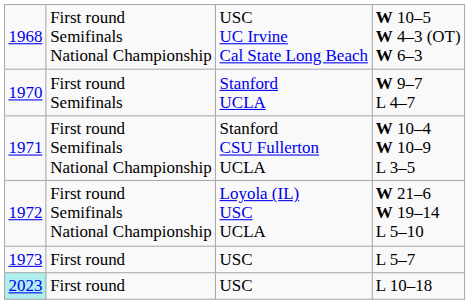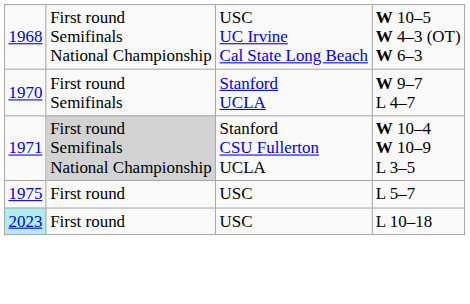(131, 148) no background -> (131, 148) lightgrey background
- row: (408, 213)
(25, 259) 1973 -> (25, 194) 1975
